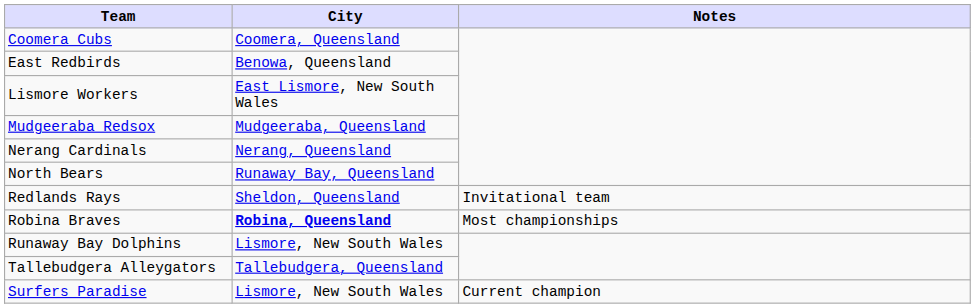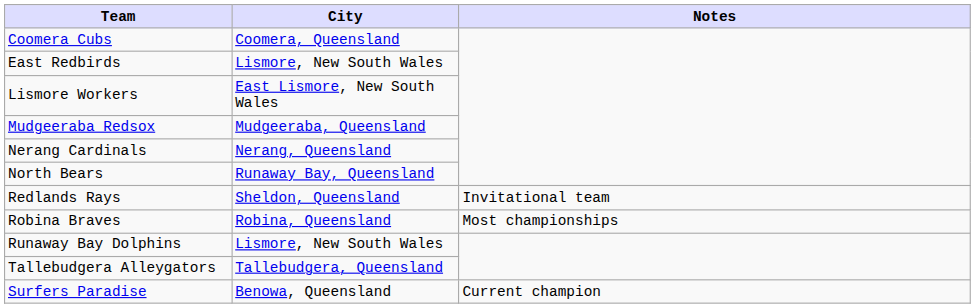(313, 63) Benowa, Queensland -> (339, 63) Lismore, New South Wales
(313, 221) bold -> (313, 221) normal
(339, 292) Lismore, New South Wales -> (313, 292) Benowa, Queensland
